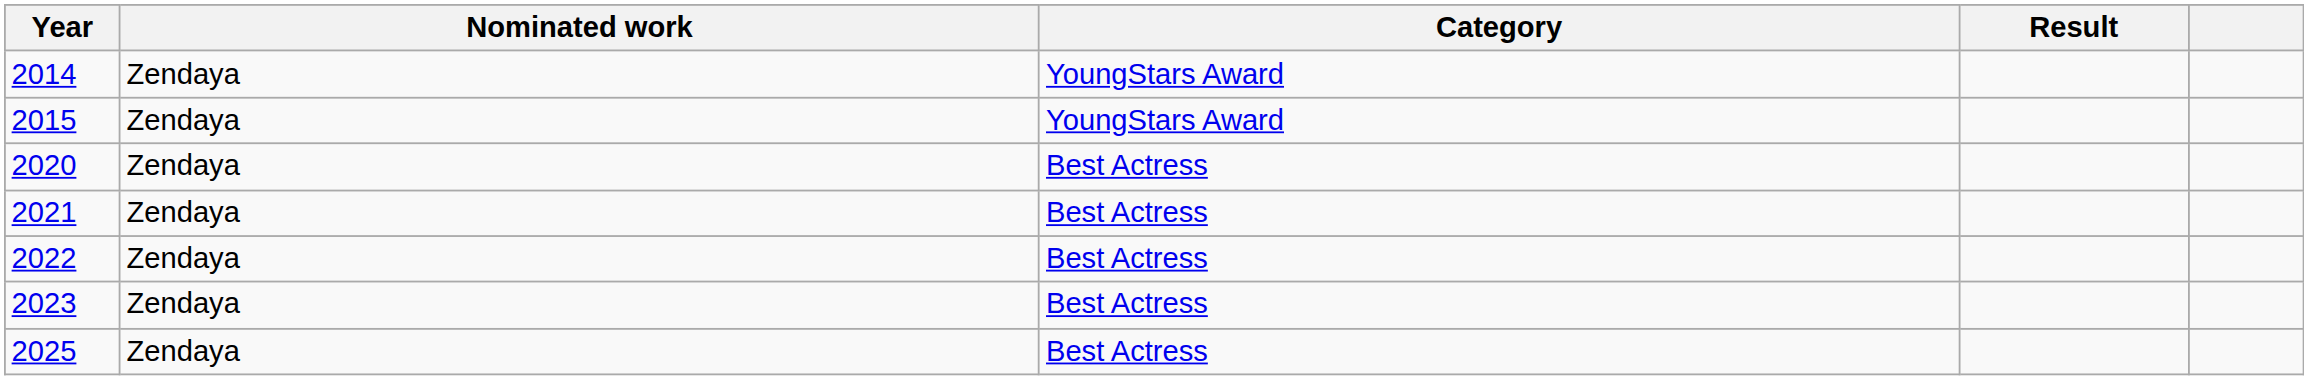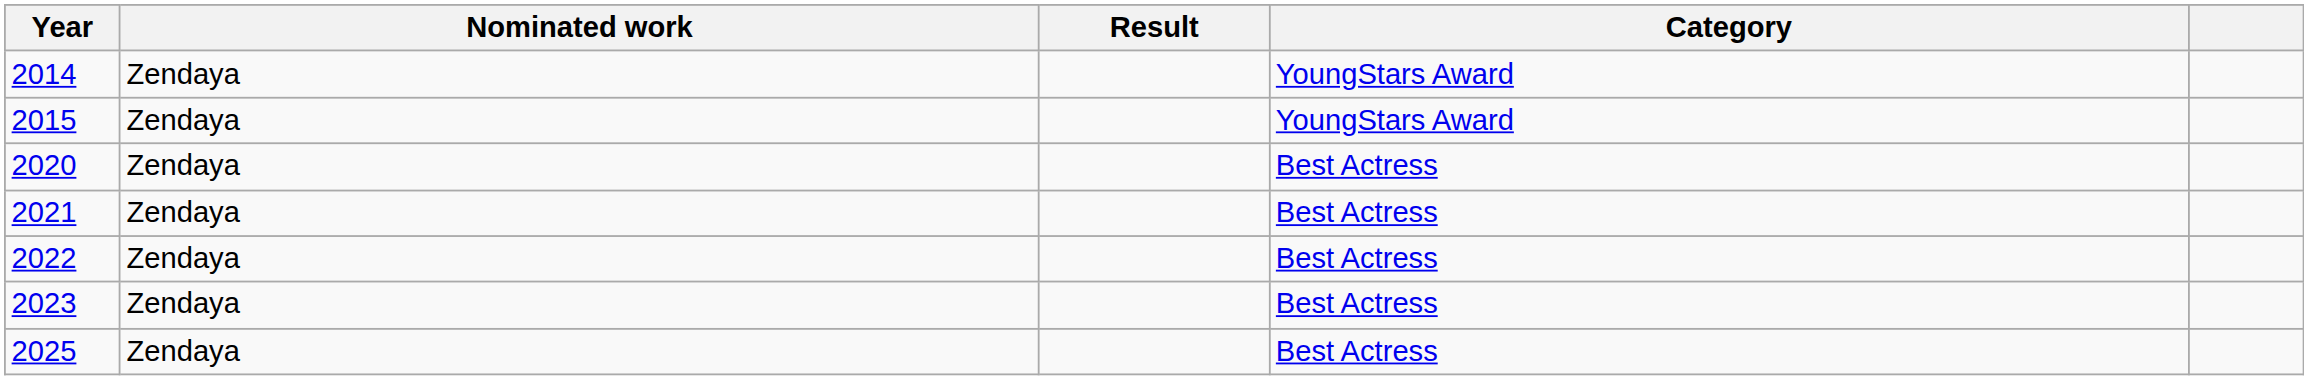columns swapped: (1499, 27) <-> (2074, 27)
